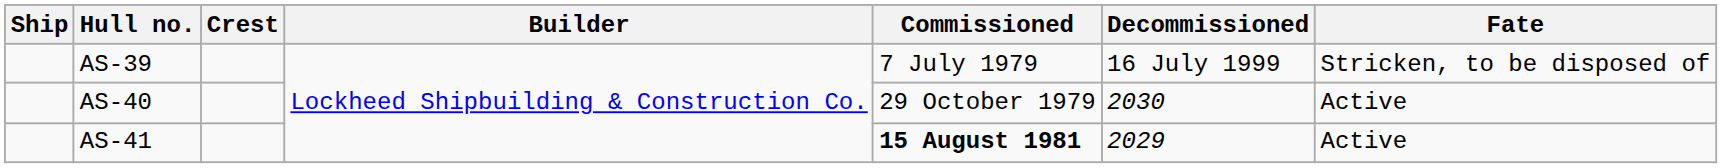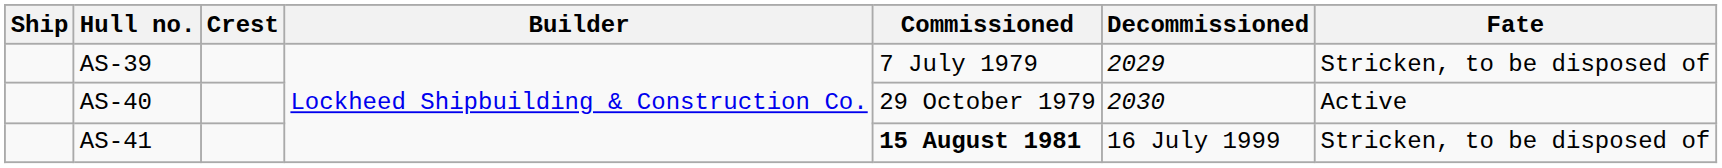(1194, 64) 16 July 1999 -> (1136, 64) 2029
(1136, 142) 2029 -> (1194, 142) 16 July 1999
(1364, 142) Active -> (1515, 142) Stricken, to be disposed of
